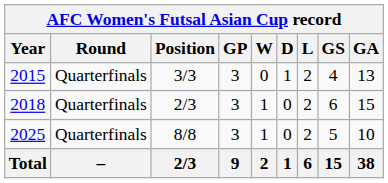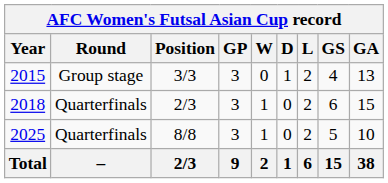(101, 76) Quarterfinals -> (101, 76) Group stage
